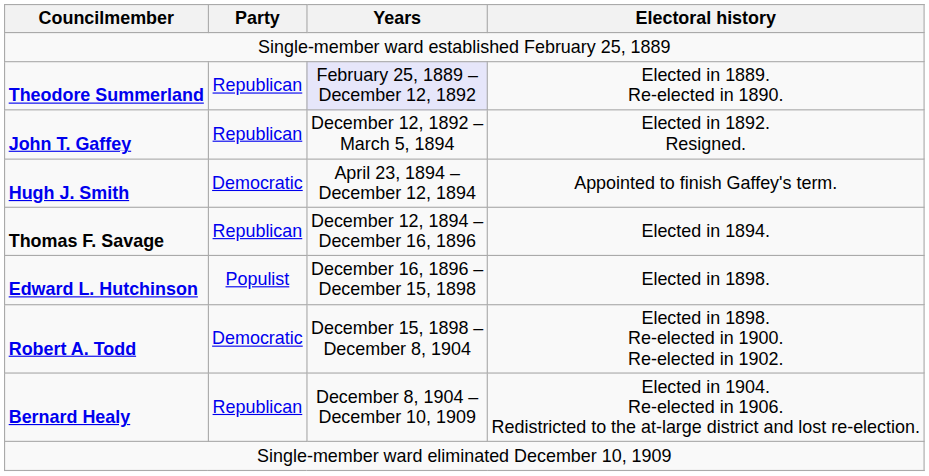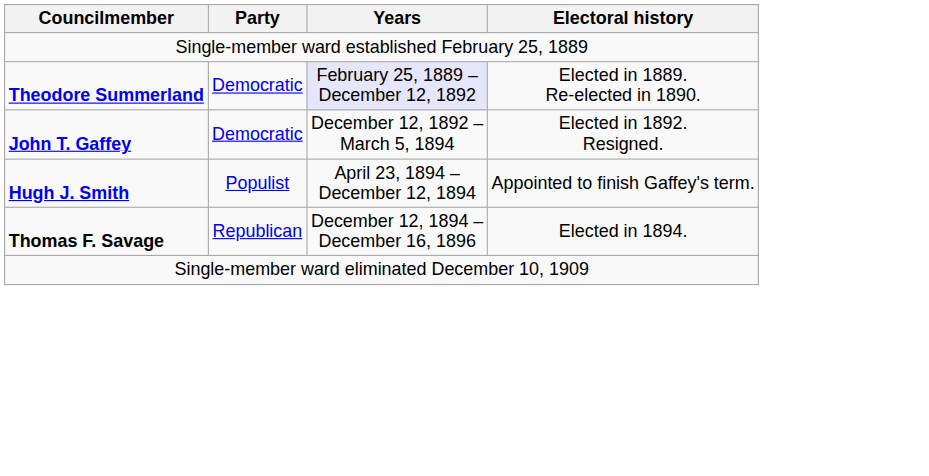(257, 85) Republican -> (257, 85) Democratic
(257, 134) Republican -> (257, 134) Democratic
(257, 182) Democratic -> (257, 182) Populist
- row: (103, 290)
- row: (72, 348)
- row: (69, 417)
